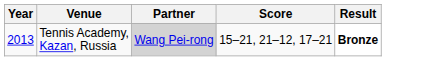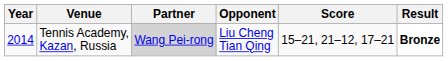+ column: (247, 14)
(21, 40) 2013 -> (21, 40) 2014
